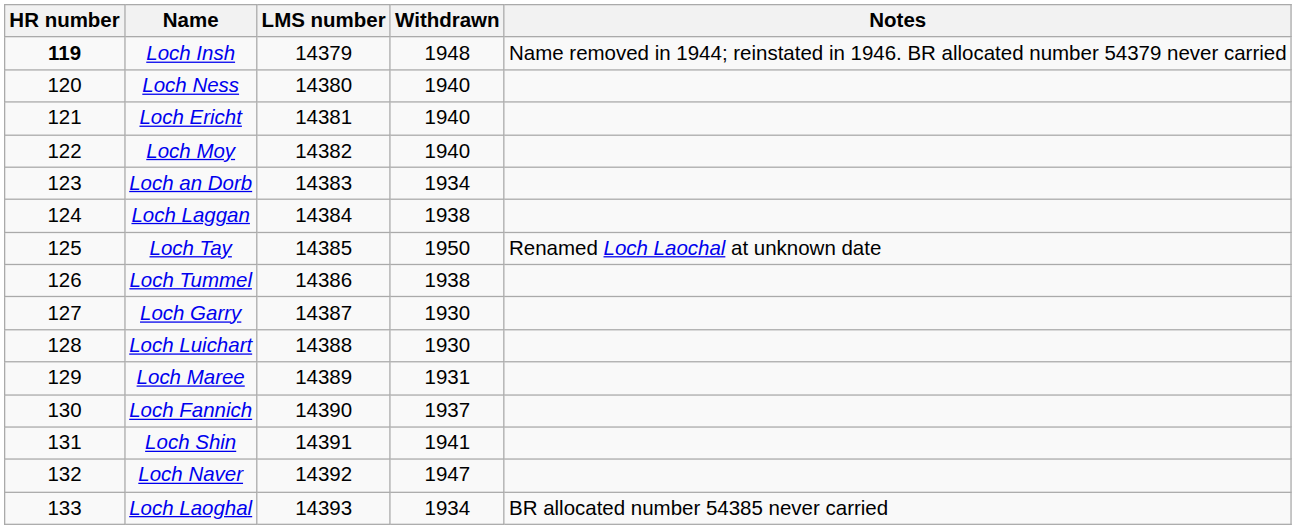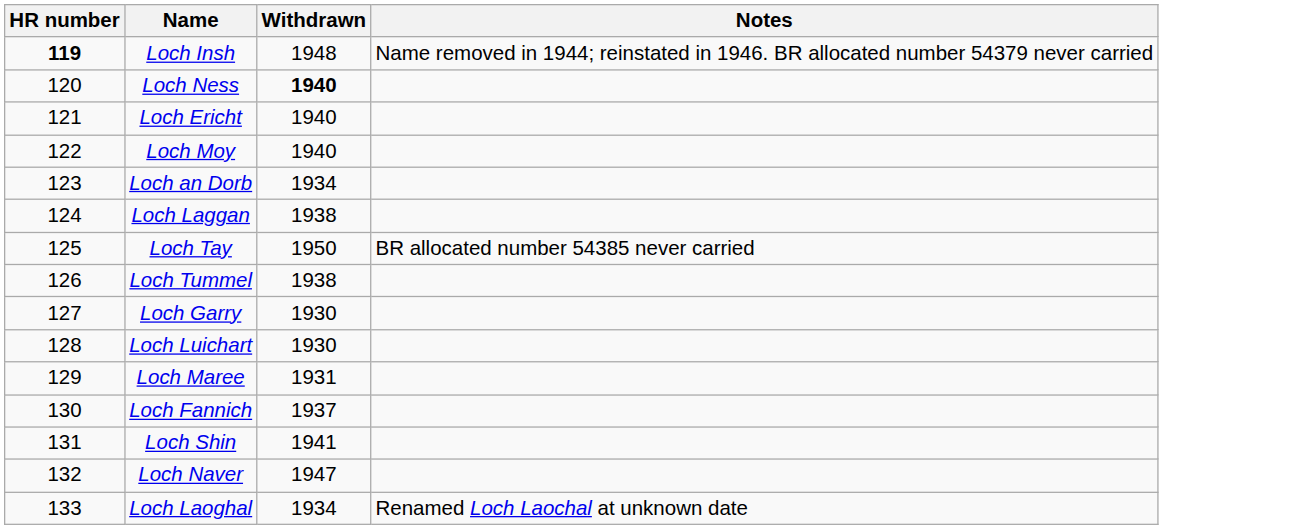- column: (324, 20)
(447, 85) normal -> (314, 85) bold
(695, 248) Renamed Loch Laochal at unknown date -> (565, 248) BR allocated number 54385 never carried
(699, 507) BR allocated number 54385 never carried -> (562, 507) Renamed Loch Laochal at unknown date
